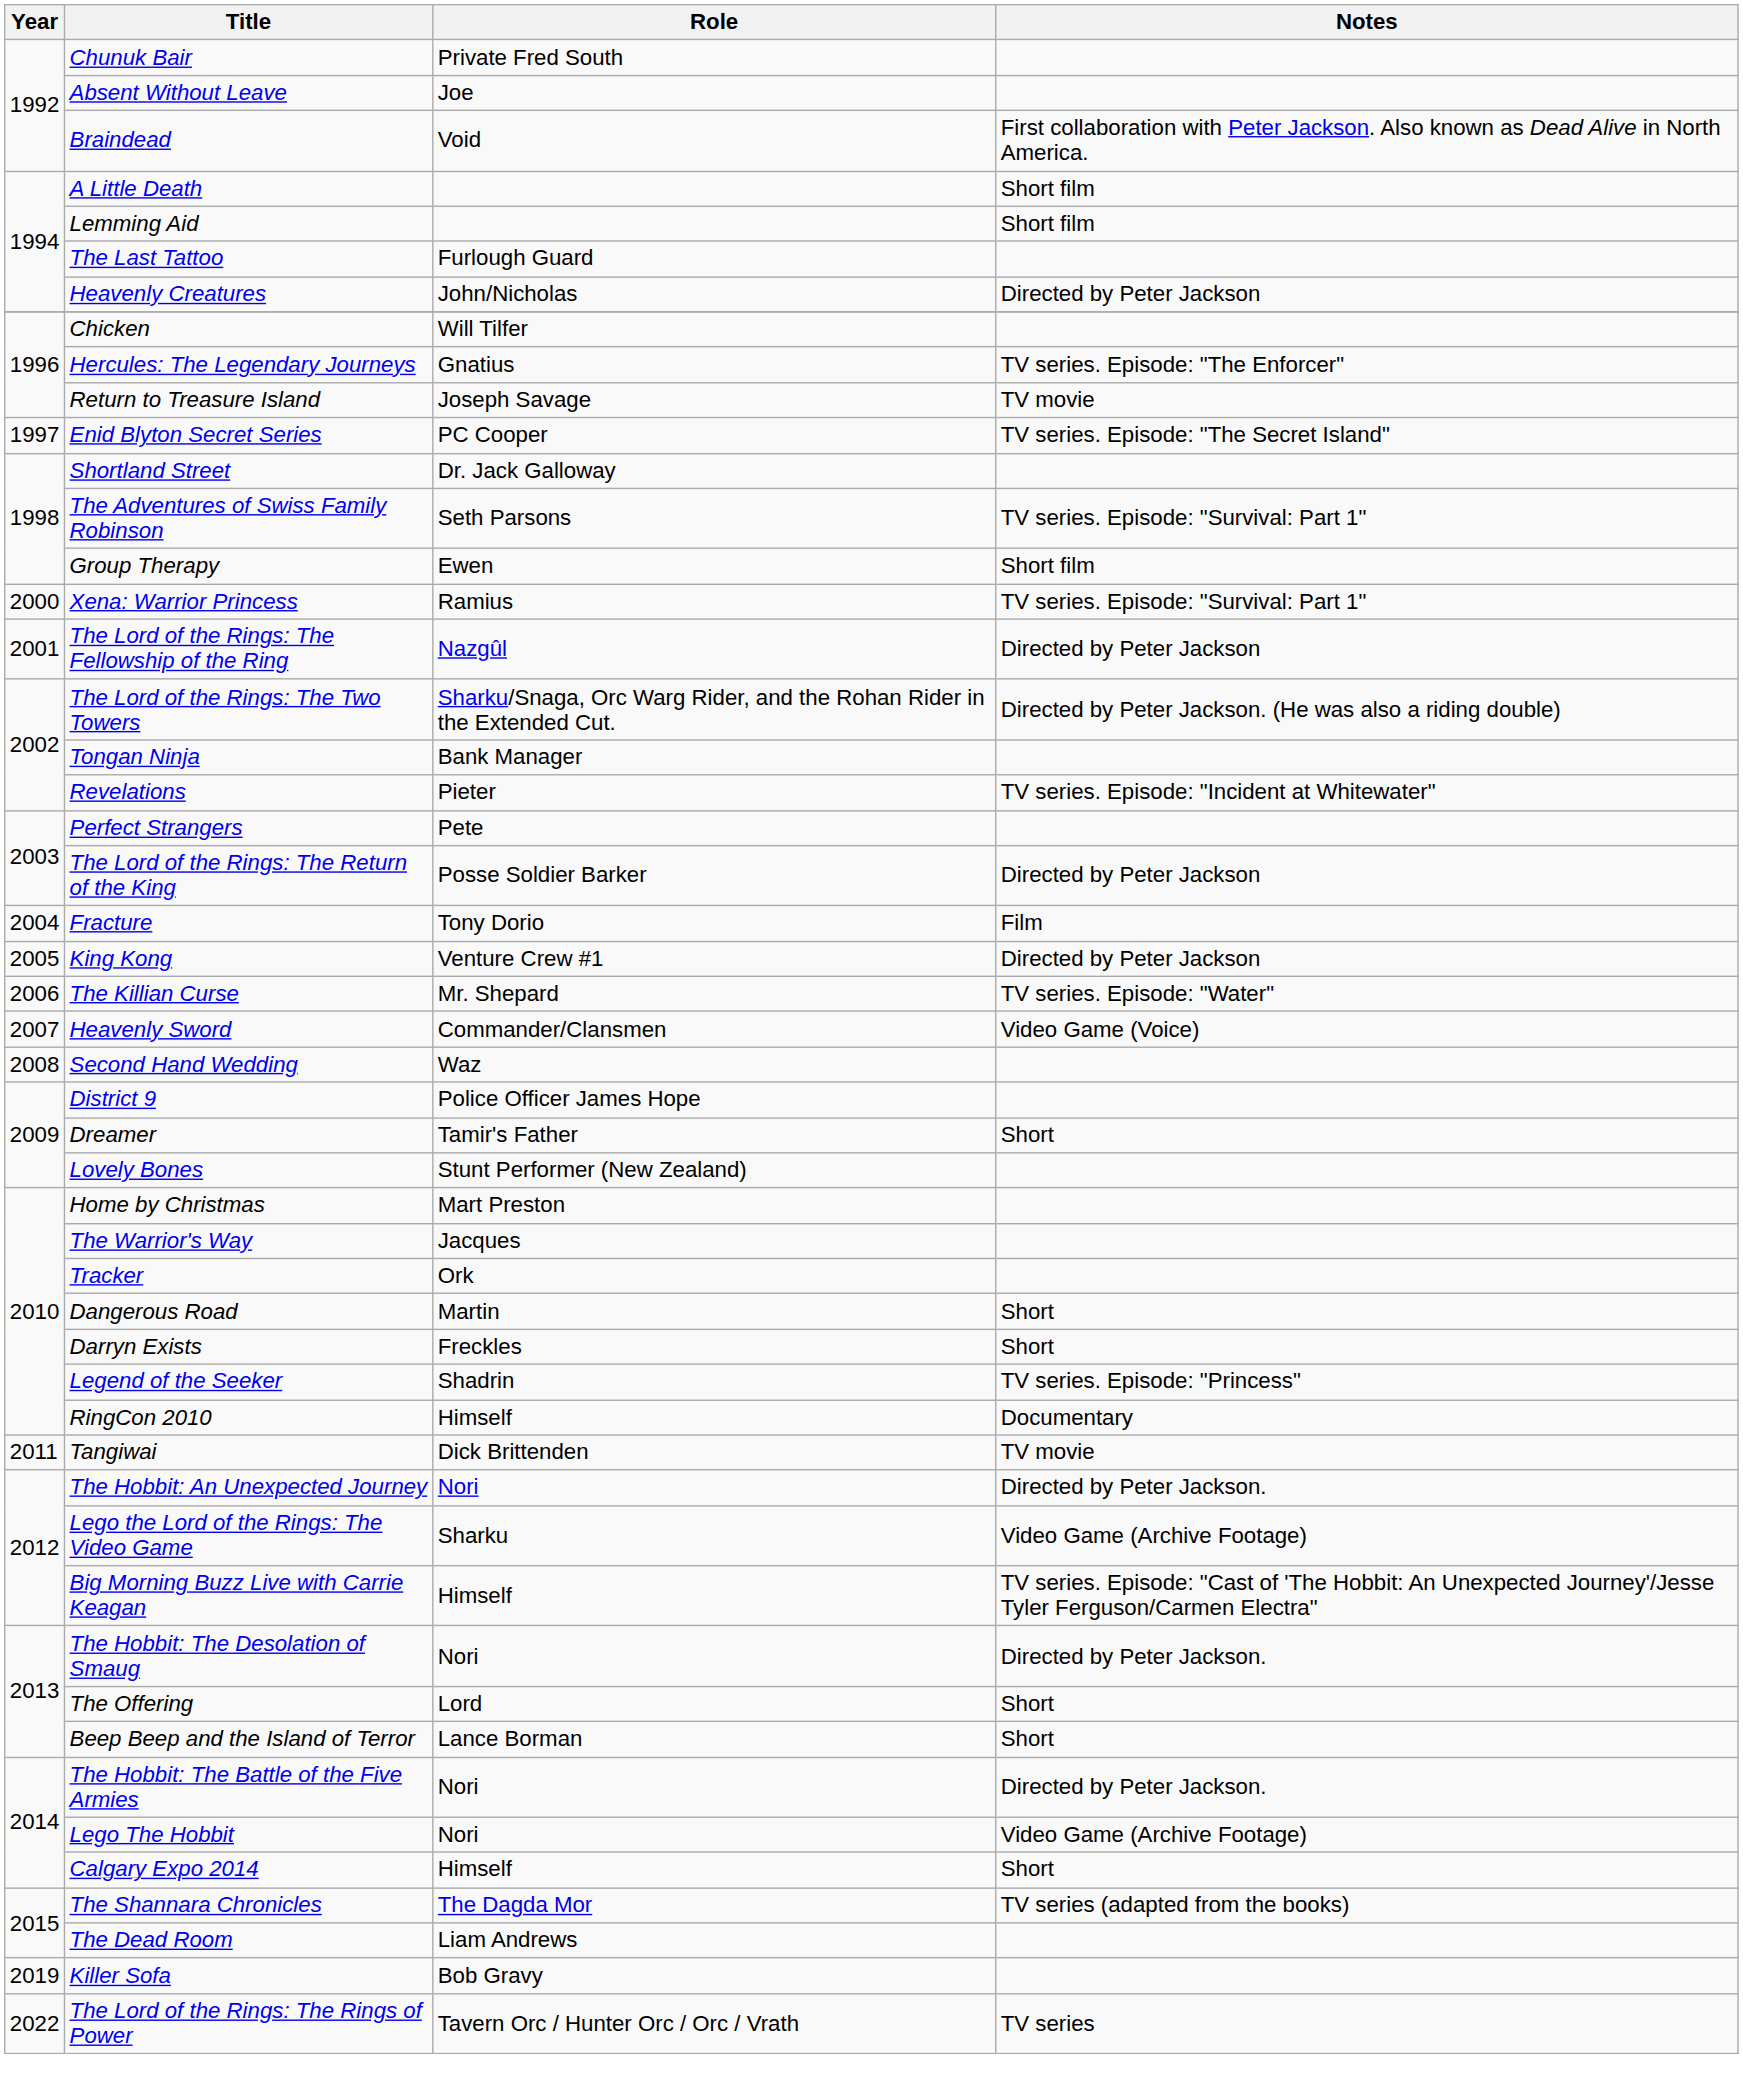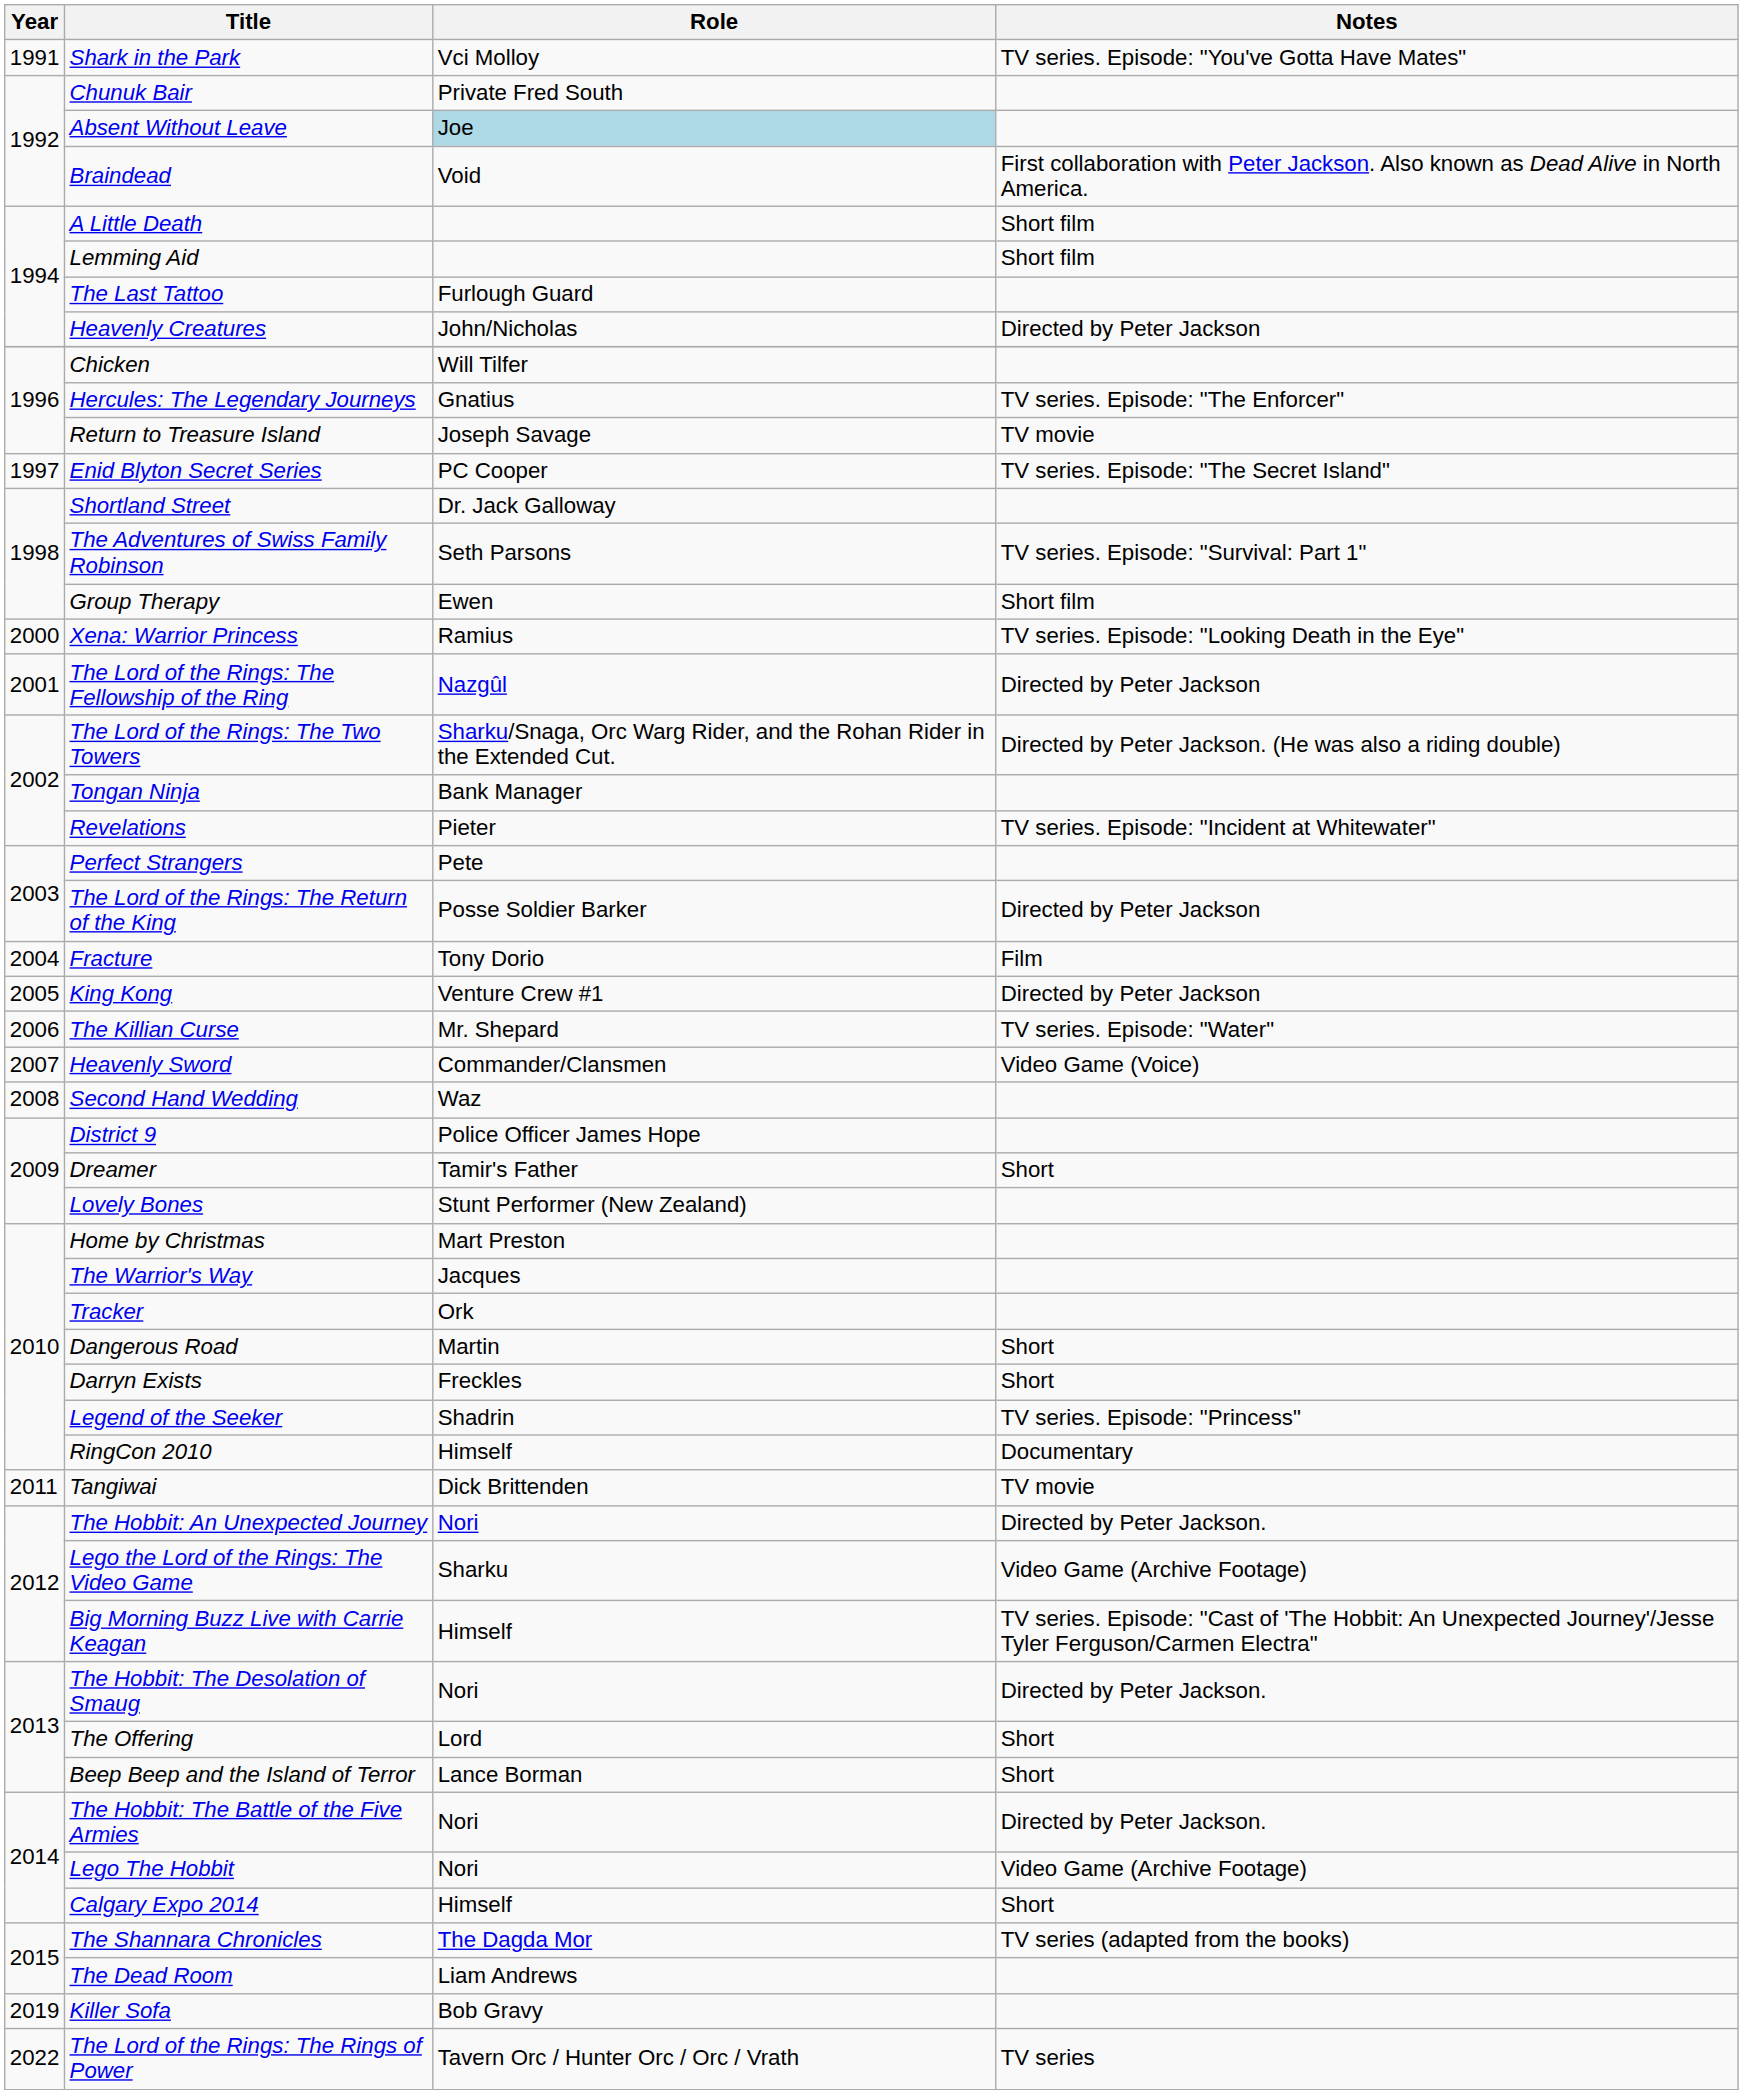+ row: (155, 57)
(456, 92) no background -> (456, 127) lightblue background
(1184, 601) TV series. Episode: "Survival: Part 1" -> (1232, 636) TV series. Episode: "Looking Death in the Eye"
